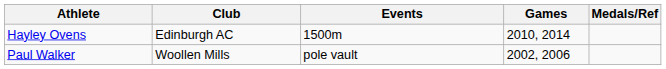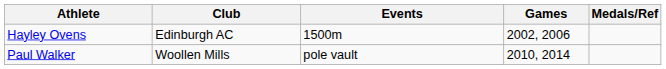(538, 34) 2010, 2014 -> (538, 34) 2002, 2006
(538, 54) 2002, 2006 -> (538, 54) 2010, 2014
